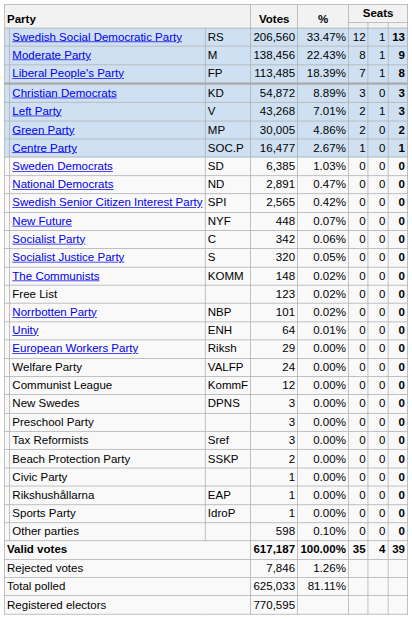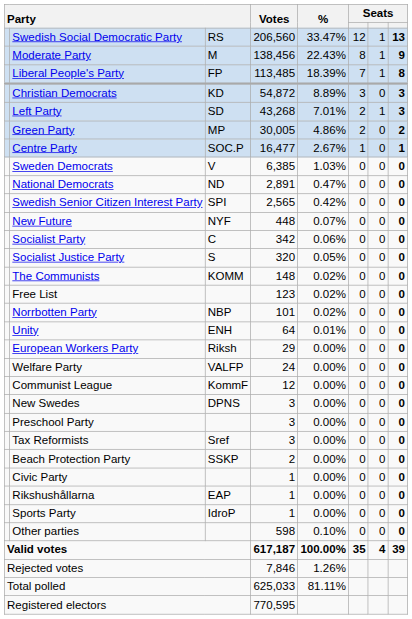(212, 111) V -> (216, 111) SD
(216, 166) SD -> (212, 166) V
